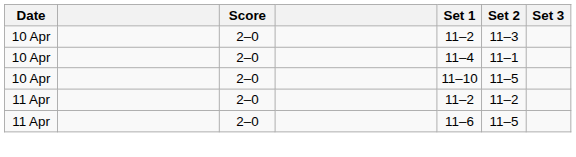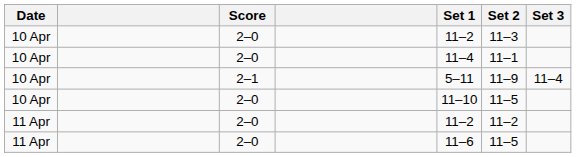+ row: (31, 79)
